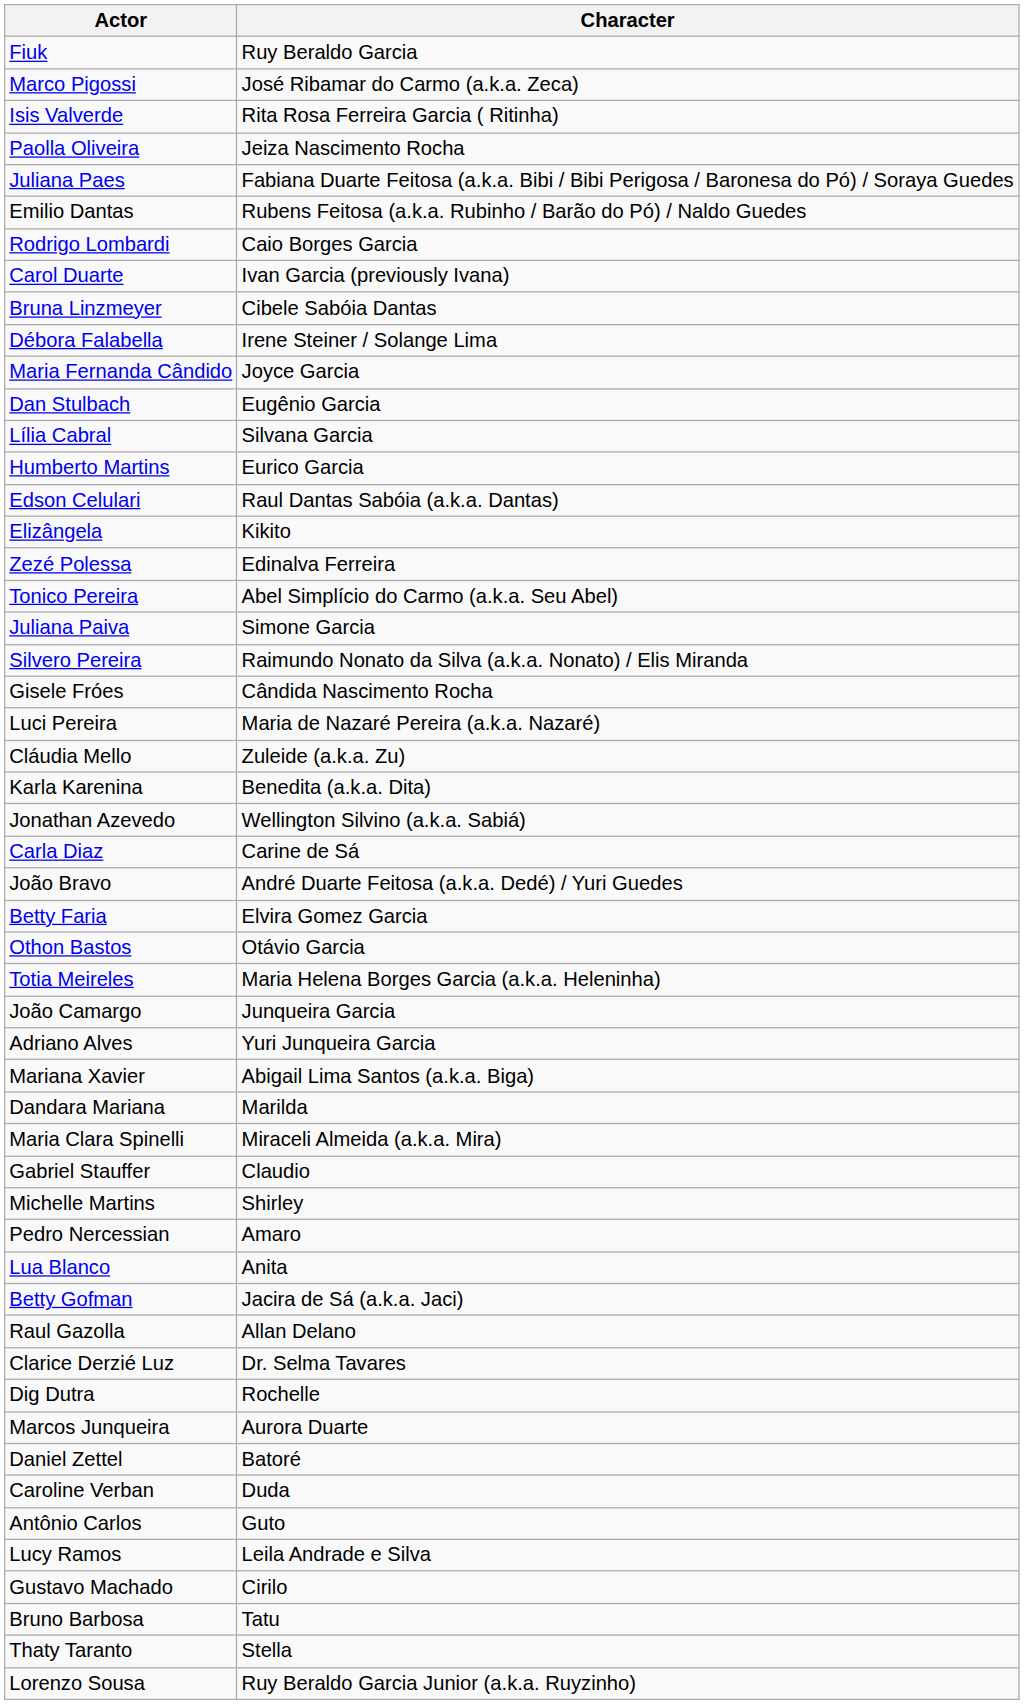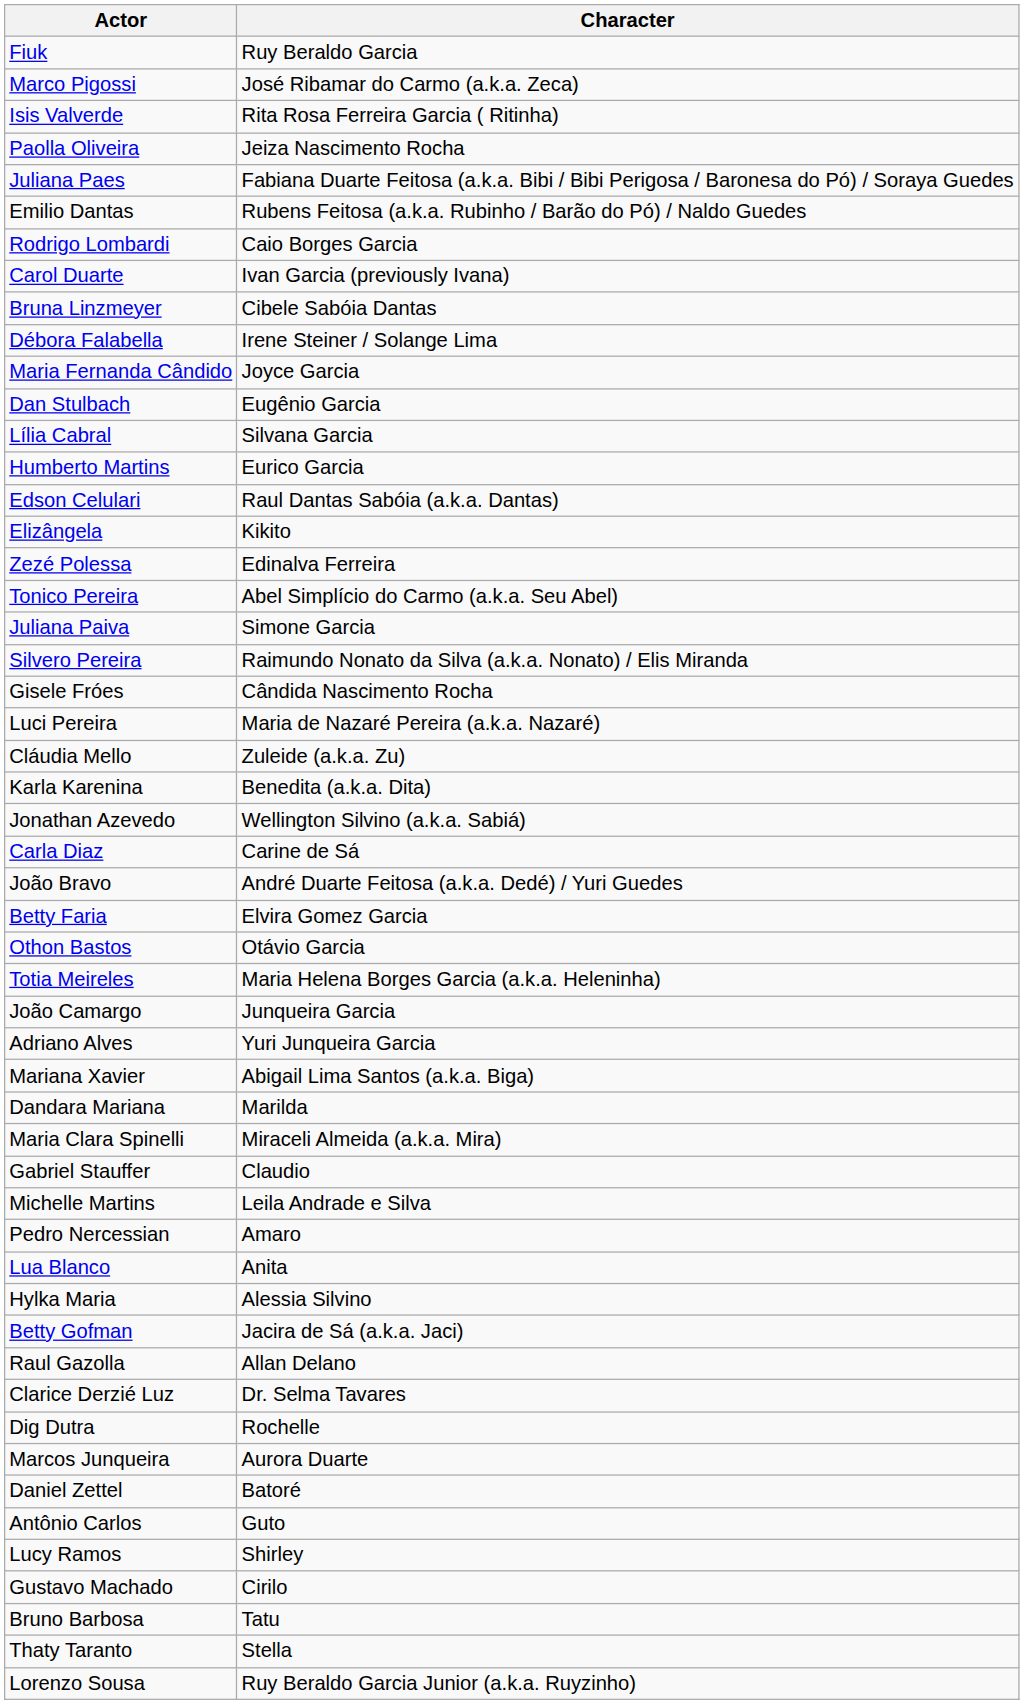(272, 1203) Shirley -> (336, 1203) Leila Andrade e Silva
+ row: (62, 1299)
- row: (82, 1491)
(336, 1555) Leila Andrade e Silva -> (272, 1555) Shirley
